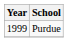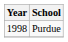(17, 28) 1999 -> (17, 28) 1998
